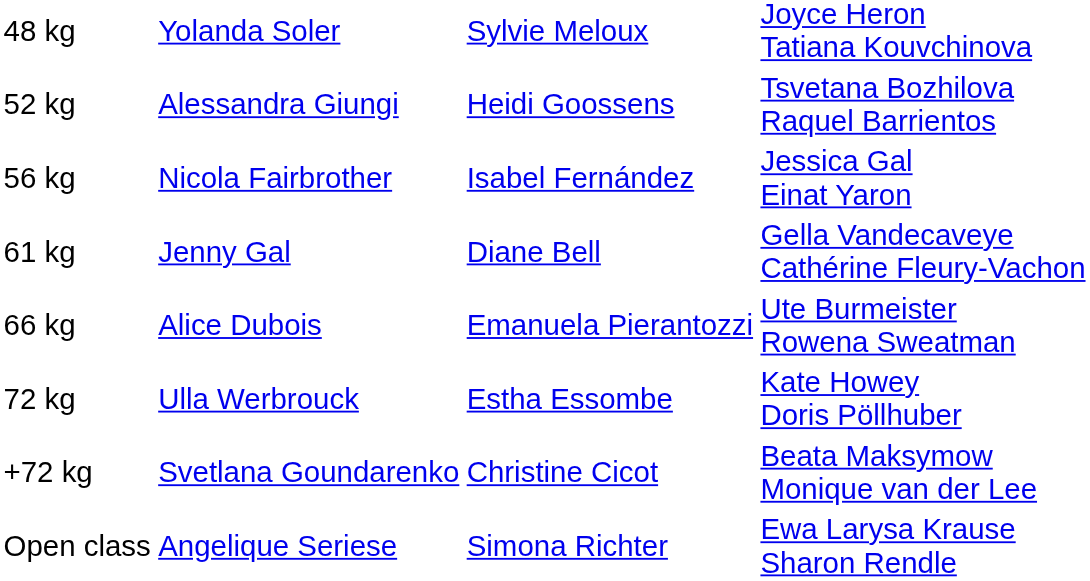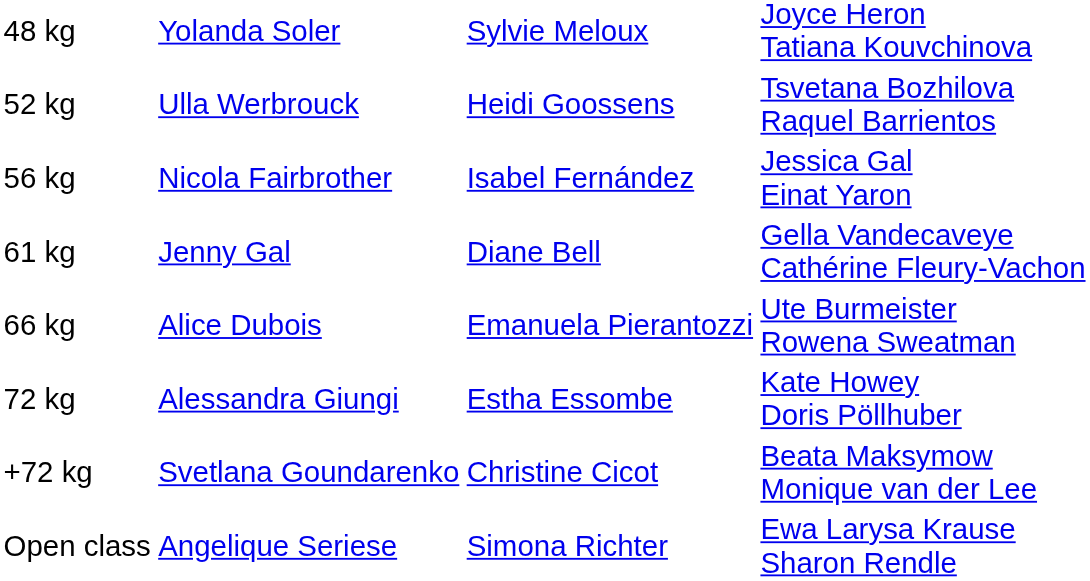(278, 104) Alessandra Giungi -> (259, 104) Ulla Werbrouck
(259, 399) Ulla Werbrouck -> (278, 399) Alessandra Giungi
